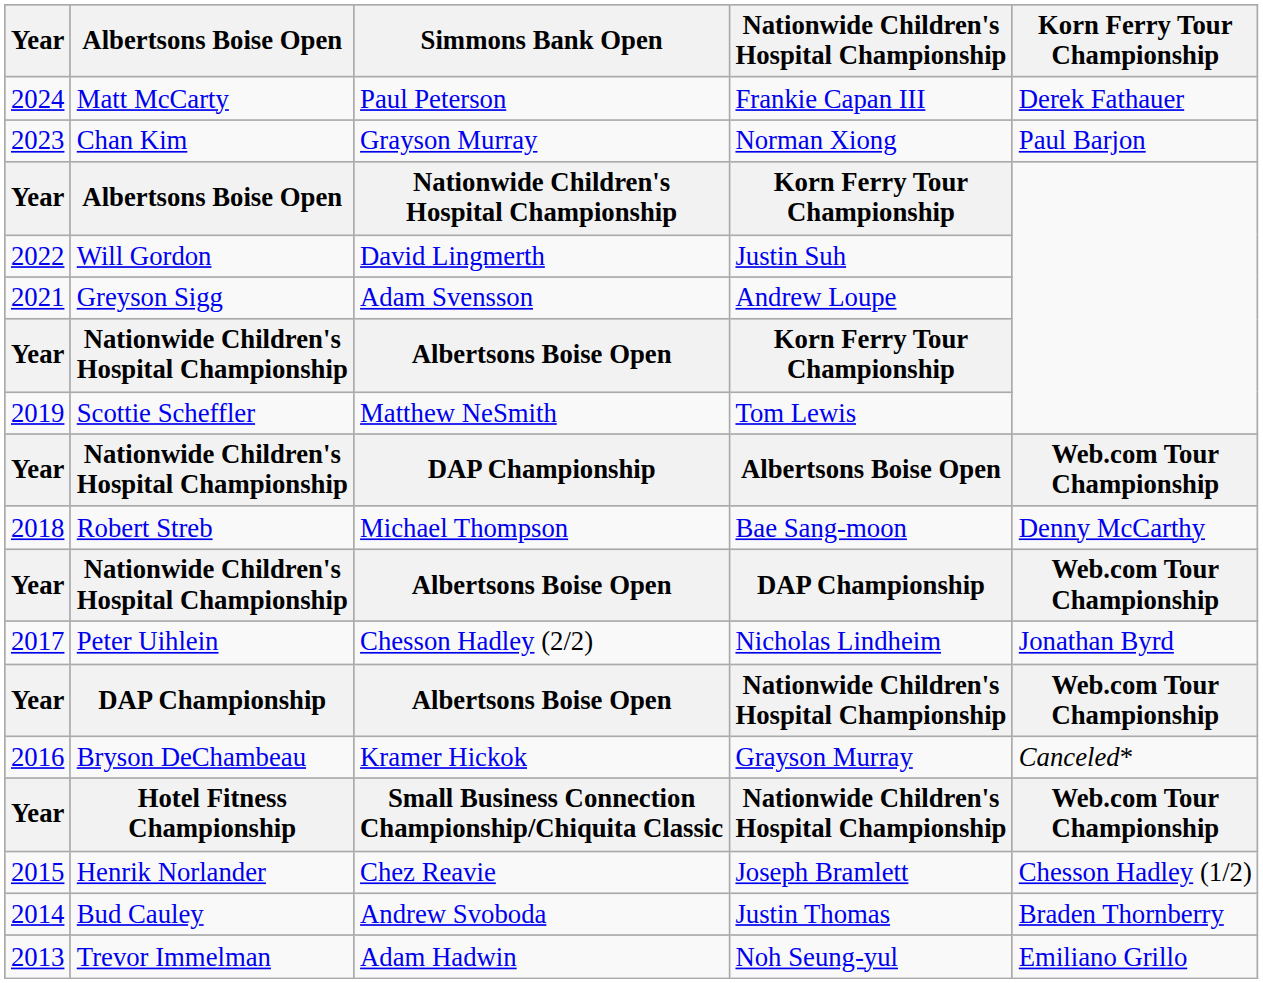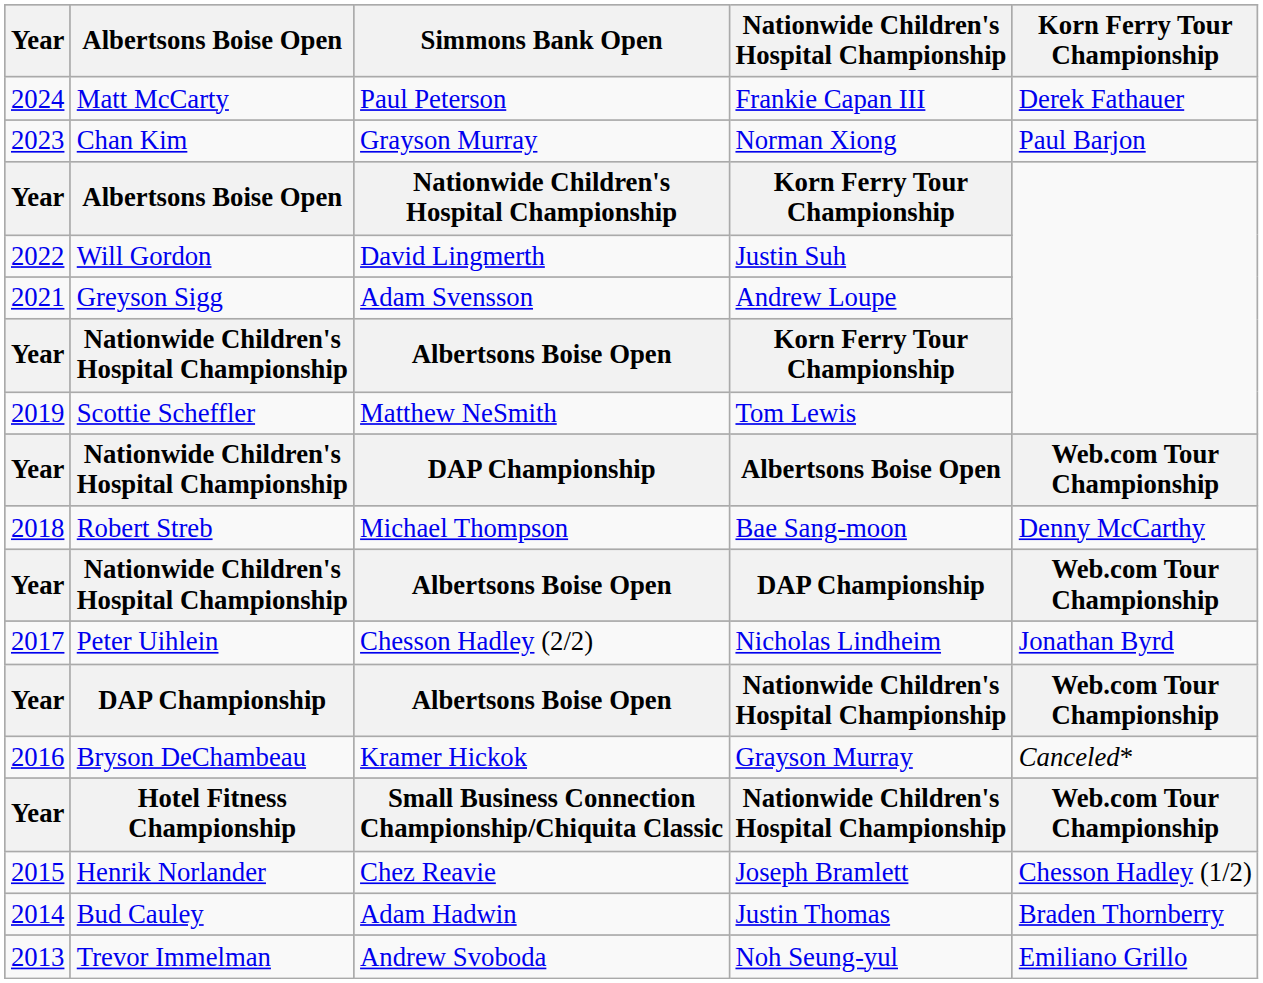(453, 914) Andrew Svoboda -> (438, 914) Adam Hadwin
(438, 956) Adam Hadwin -> (453, 956) Andrew Svoboda
